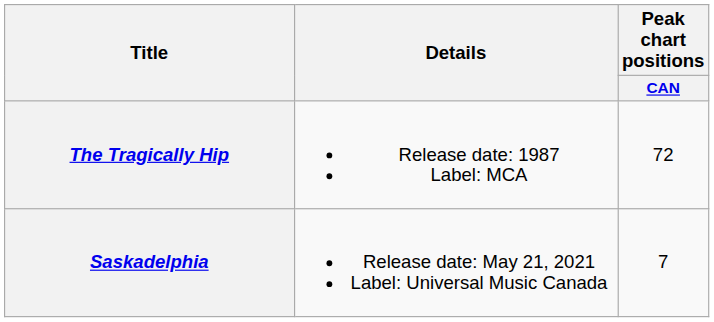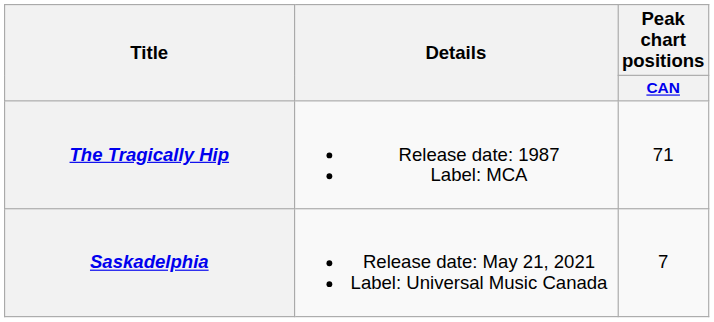(663, 154) 72 -> (663, 154) 71
